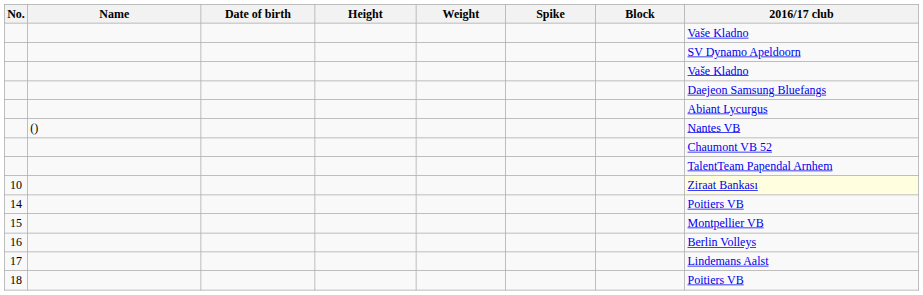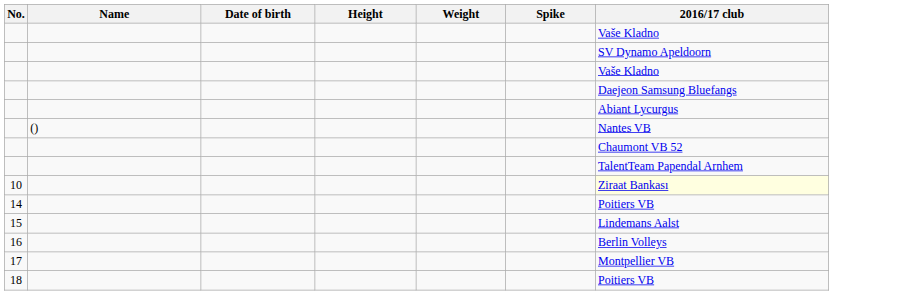- column: (640, 14)
(726, 223) Montpellier VB -> (638, 223) Lindemans Aalst
(728, 261) Lindemans Aalst -> (636, 261) Montpellier VB
